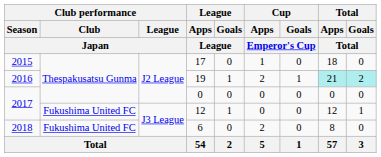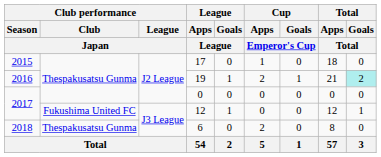(332, 78) paleturquoise background -> (332, 78) no background
(89, 128) Fukushima United FC -> (89, 128) Thespakusatsu Gunma
